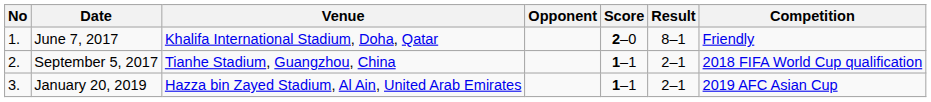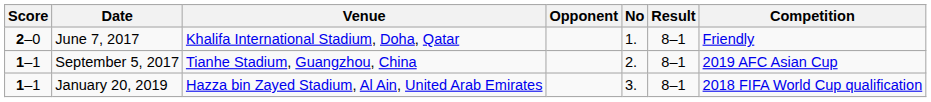columns swapped: (18, 16) <-> (624, 16)
(673, 61) 2–1 -> (673, 61) 8–1
(812, 61) 2018 FIFA World Cup qualification -> (770, 61) 2019 AFC Asian Cup
(673, 84) 2–1 -> (673, 84) 8–1
(770, 84) 2019 AFC Asian Cup -> (812, 84) 2018 FIFA World Cup qualification
